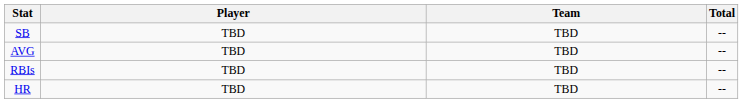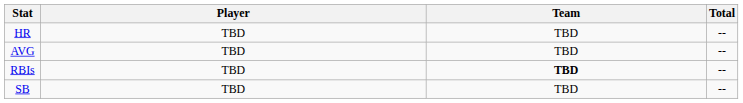rows swapped: (23, 88) <-> (23, 32)
(566, 70) normal -> (566, 70) bold
